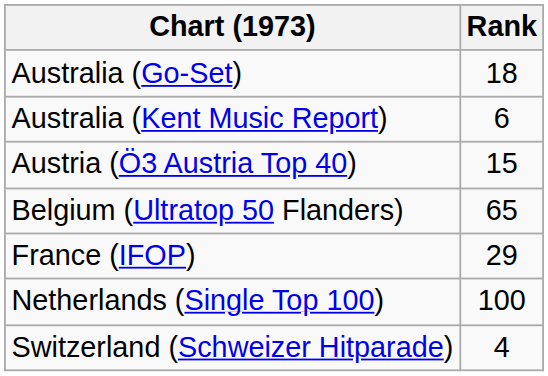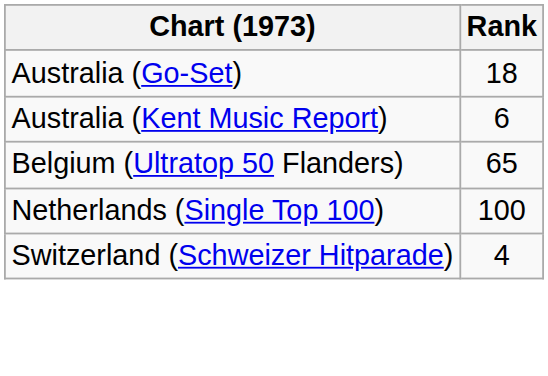- row: (184, 164)
- row: (104, 255)
